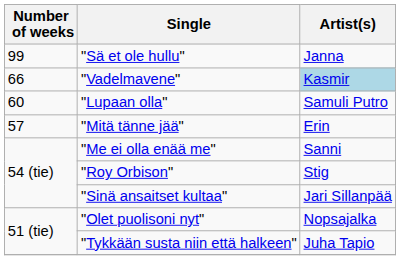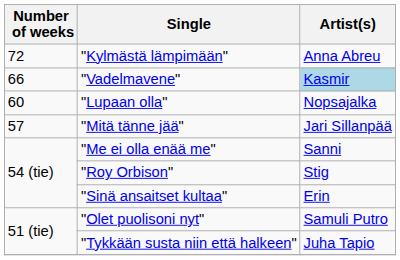- row: (133, 56)
+ row: (154, 56)
(346, 102) Samuli Putro -> (340, 102) Nopsajalka
(317, 126) Erin -> (348, 126) Jari Sillanpää
(348, 196) Jari Sillanpää -> (317, 196) Erin
(340, 219) Nopsajalka -> (346, 219) Samuli Putro
